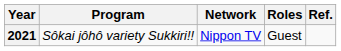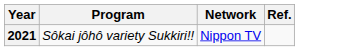- column: (285, 14)
